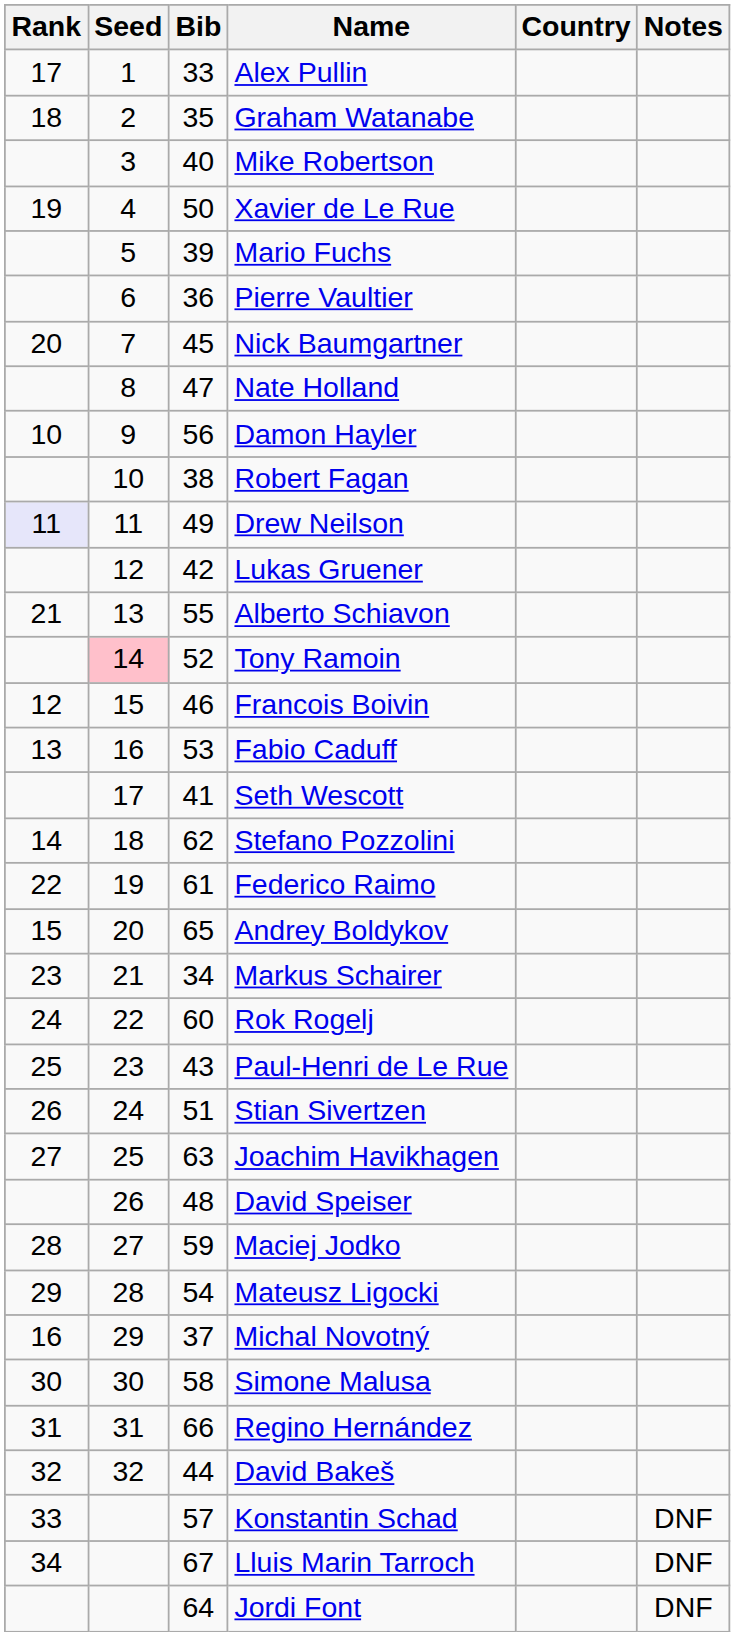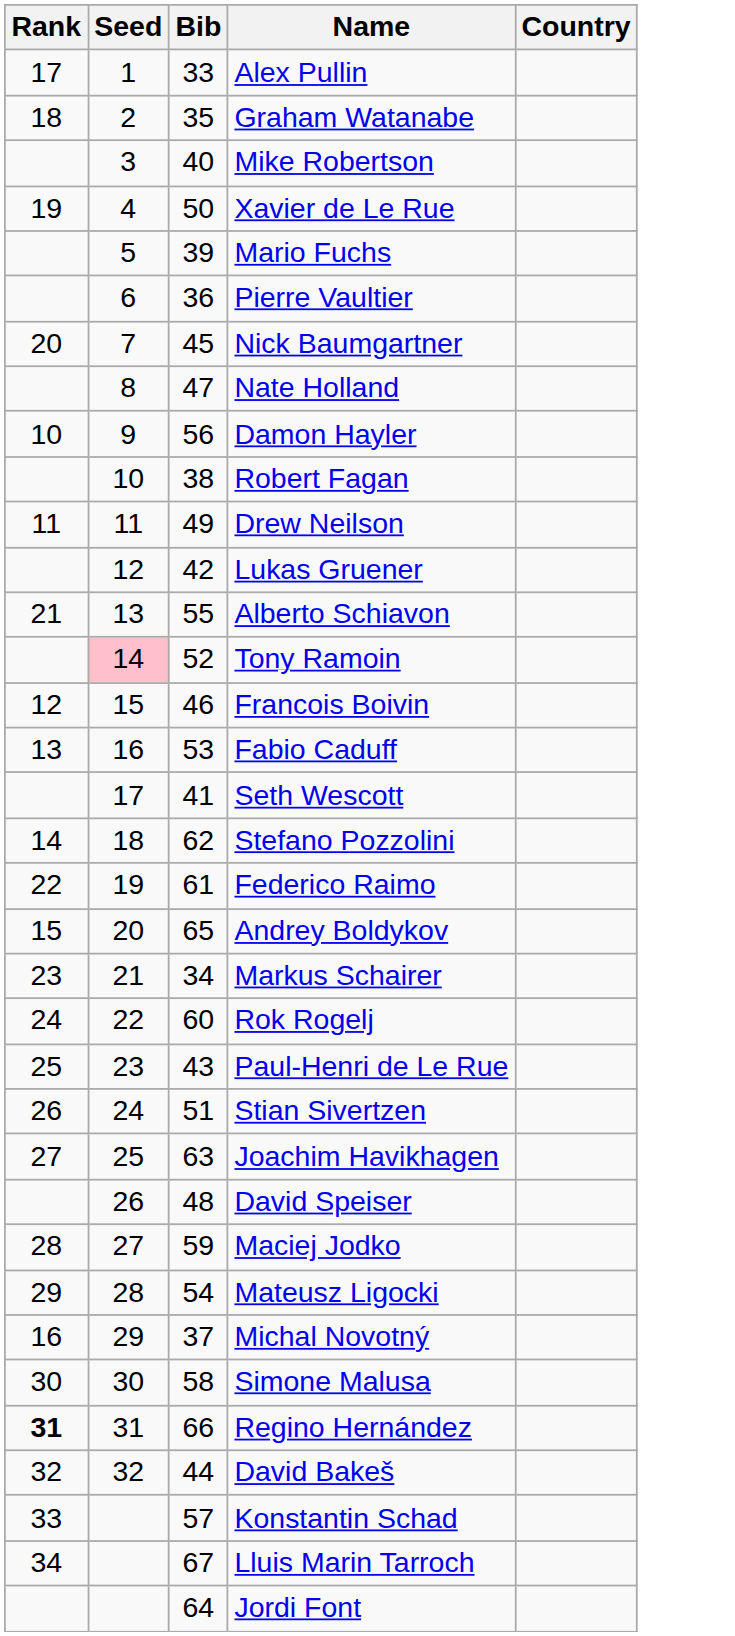- column: (683, 27)
(46, 523) lavender background -> (46, 523) no background
(46, 1427) normal -> (46, 1427) bold
